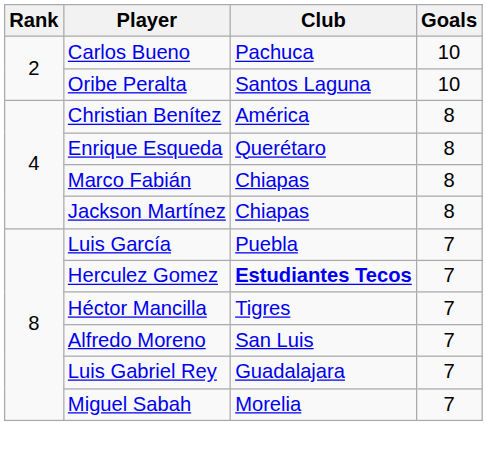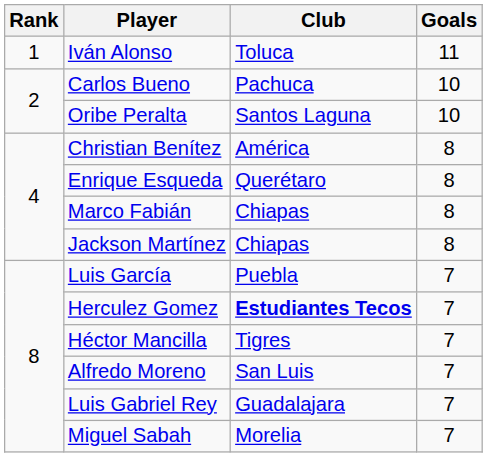+ row: (120, 52)
